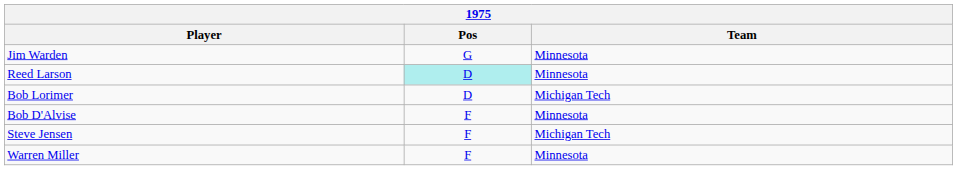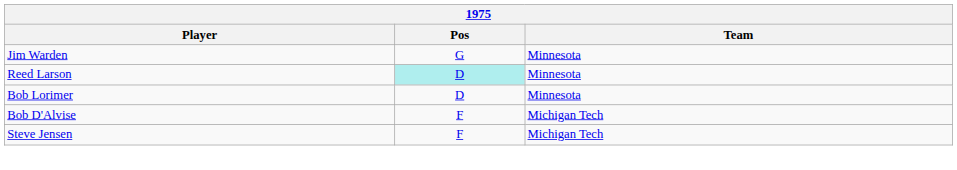(572, 94) Michigan Tech -> (554, 94) Minnesota
(561, 114) Minnesota -> (565, 114) Michigan Tech
- row: (43, 154)
